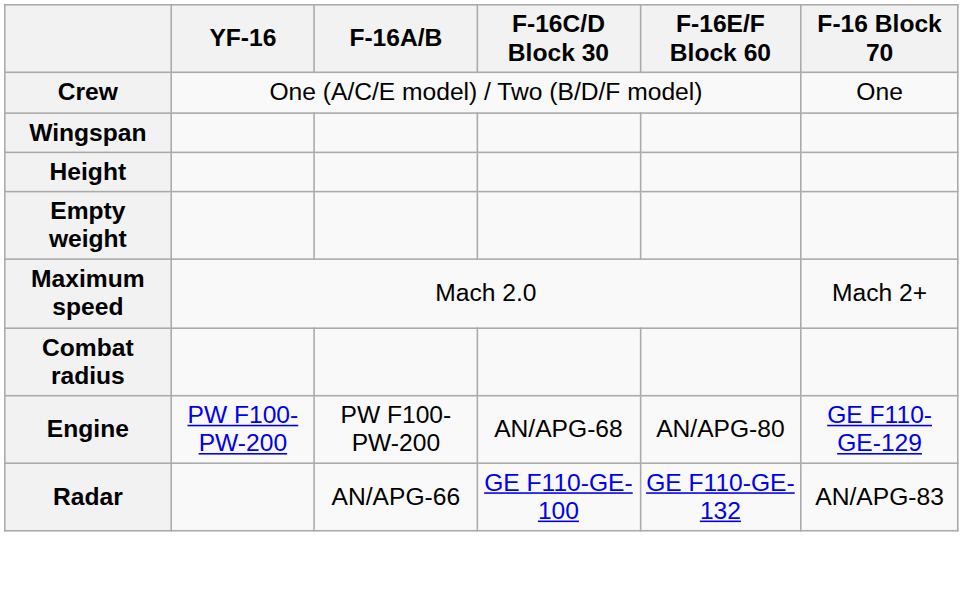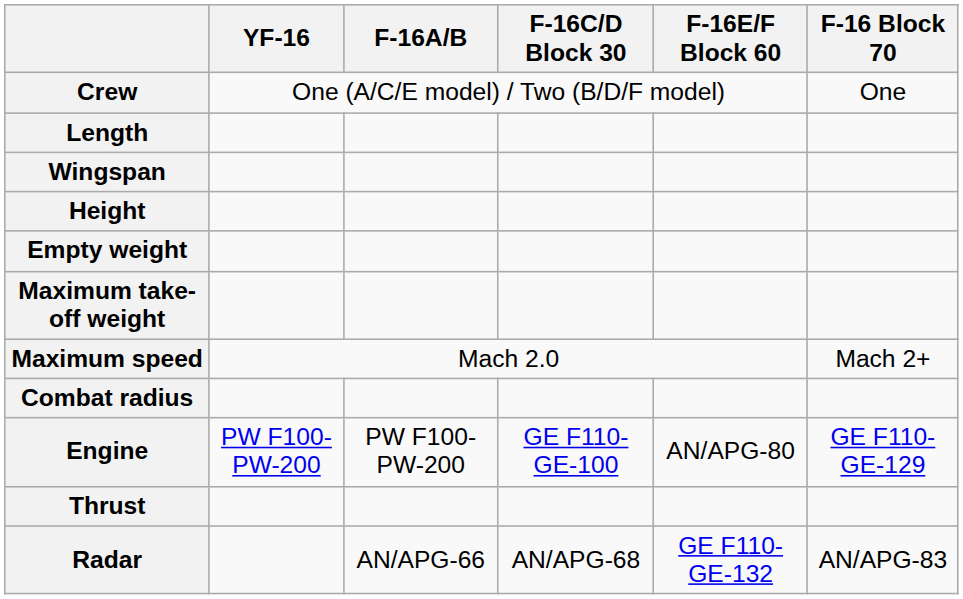+ row: (107, 131)
+ row: (107, 304)
(558, 428) AN/APG-68 -> (576, 451) GE F110-GE-100
+ row: (107, 505)
(558, 496) GE F110-GE-100 -> (576, 558) AN/APG-68
